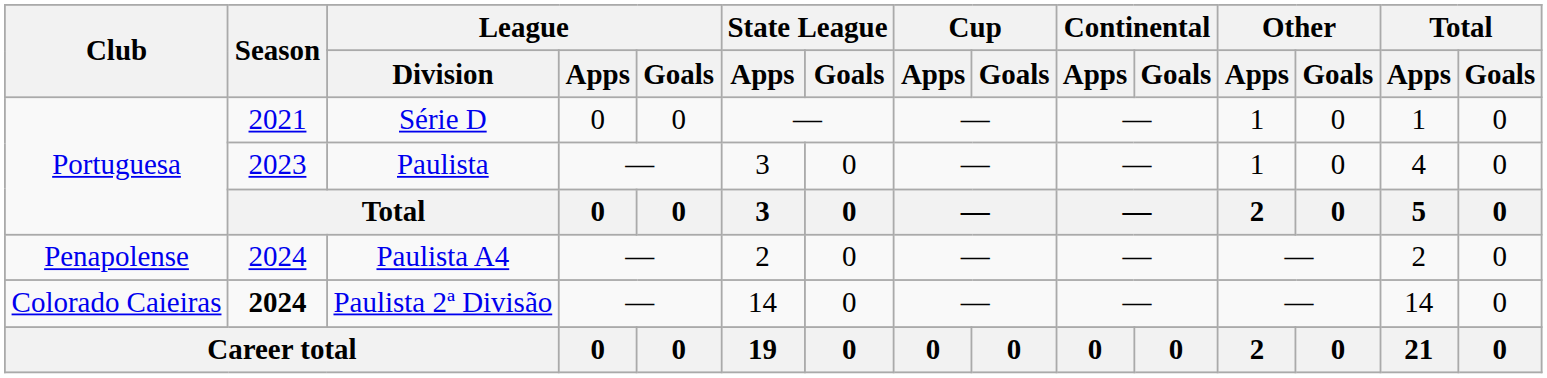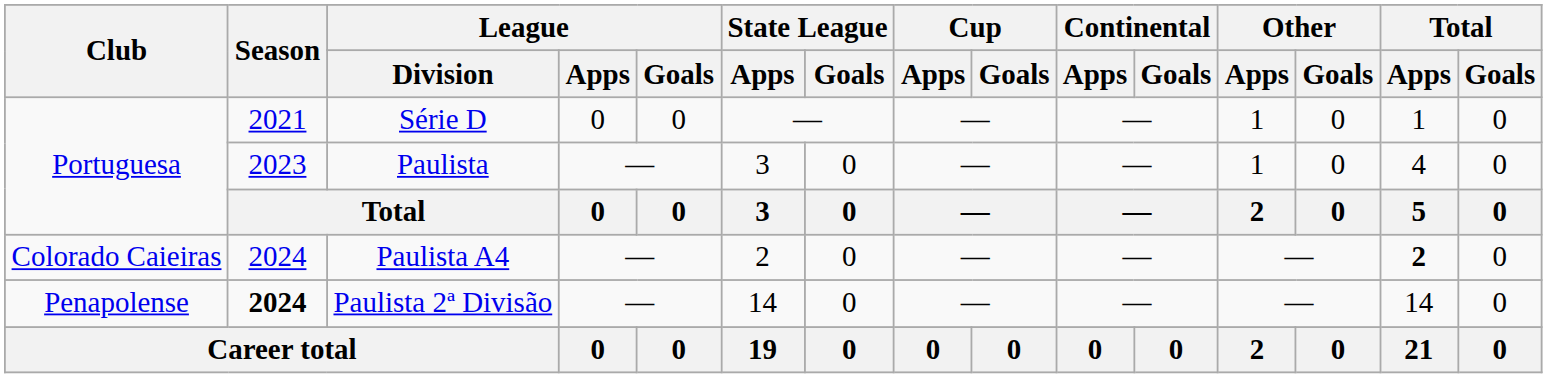(117, 257) Penapolense -> (117, 257) Colorado Caieiras
(1419, 257) normal -> (1419, 257) bold
(117, 303) Colorado Caieiras -> (117, 303) Penapolense
